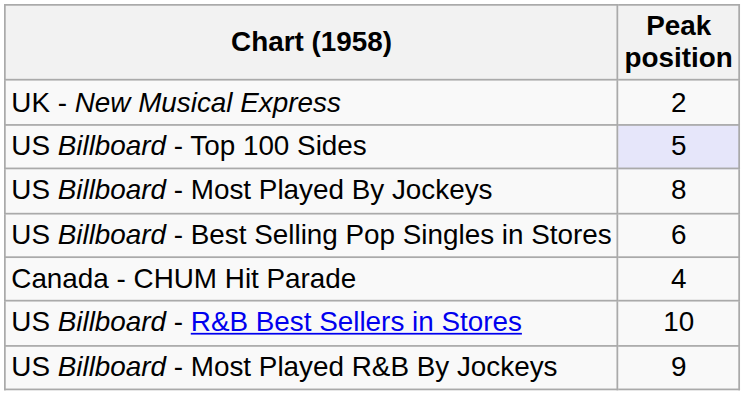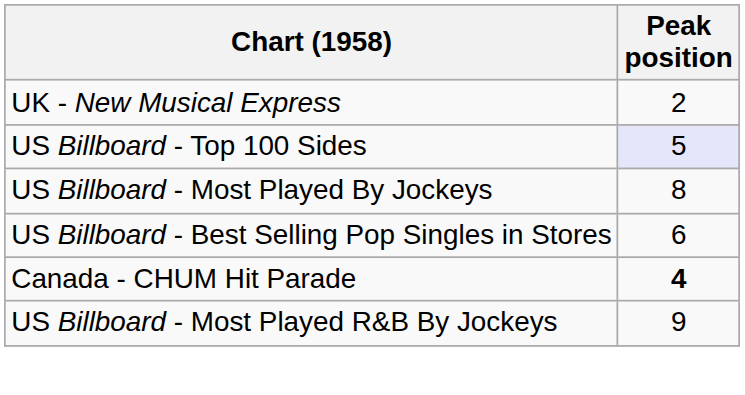(679, 278) normal -> (679, 278) bold
- row: (267, 322)
